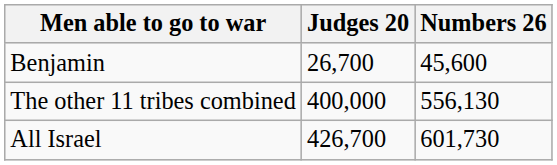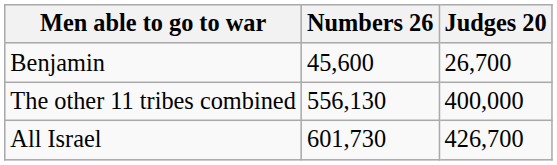columns swapped: (483, 23) <-> (358, 23)
